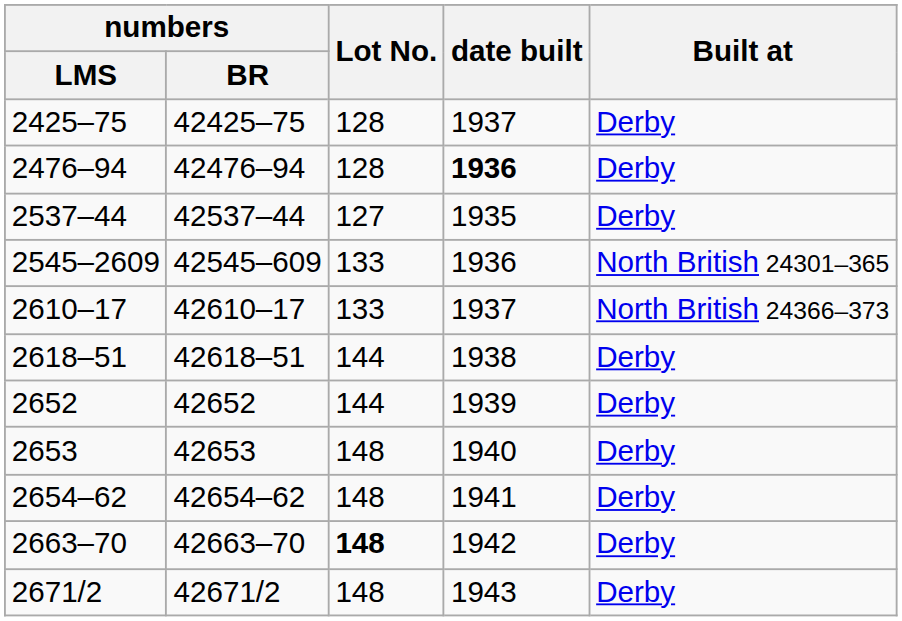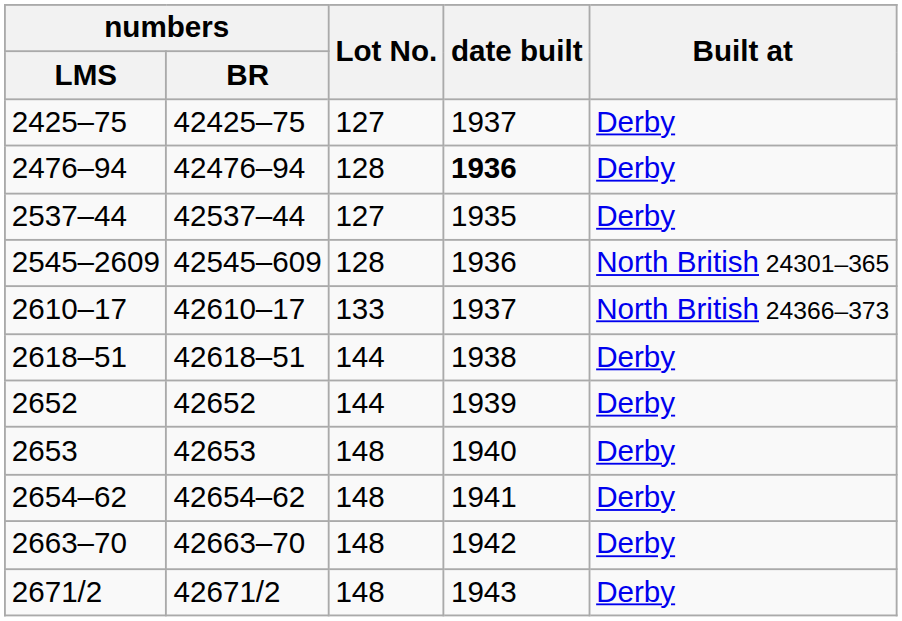(360, 121) 128 -> (360, 121) 127
(360, 262) 133 -> (360, 262) 128
(360, 544) bold -> (360, 544) normal
